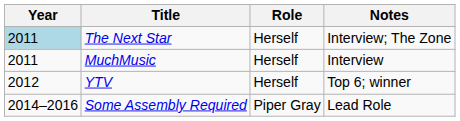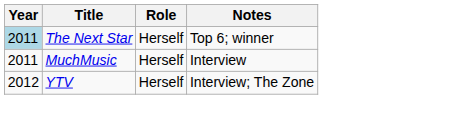(389, 37) Interview; The Zone -> (232, 37) Top 6; winner
(369, 82) Top 6; winner -> (252, 82) Interview; The Zone
- row: (166, 104)
